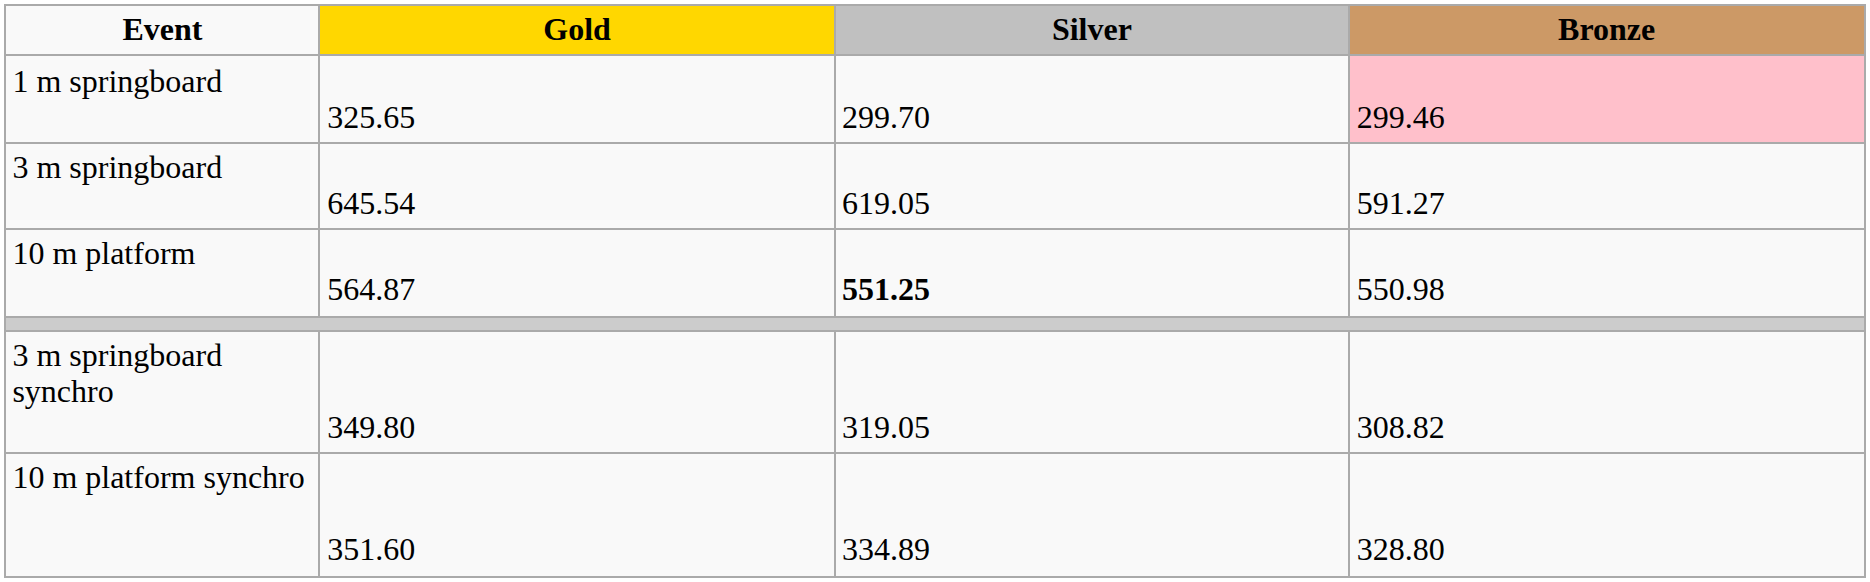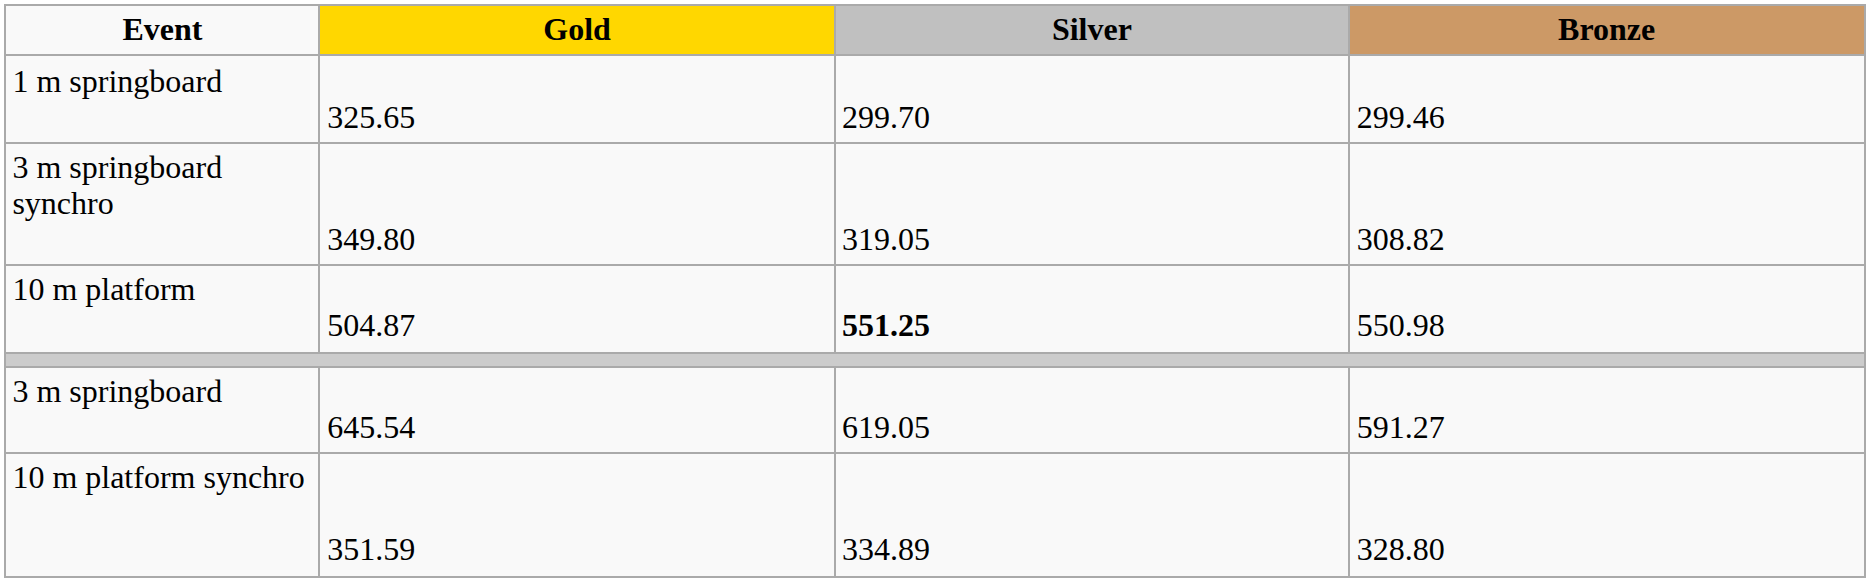(1401, 116) pink background -> (1401, 116) no background
rows swapped: (117, 167) <-> (117, 373)
(371, 290) 564.87 -> (371, 326) 504.87
(371, 550) 351.60 -> (371, 550) 351.59
